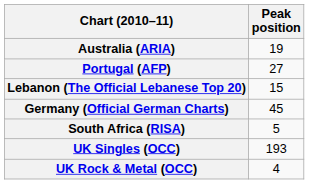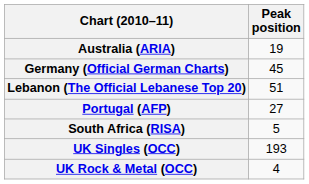rows swapped: (127, 108) <-> (127, 68)
(276, 88) 15 -> (276, 88) 51
